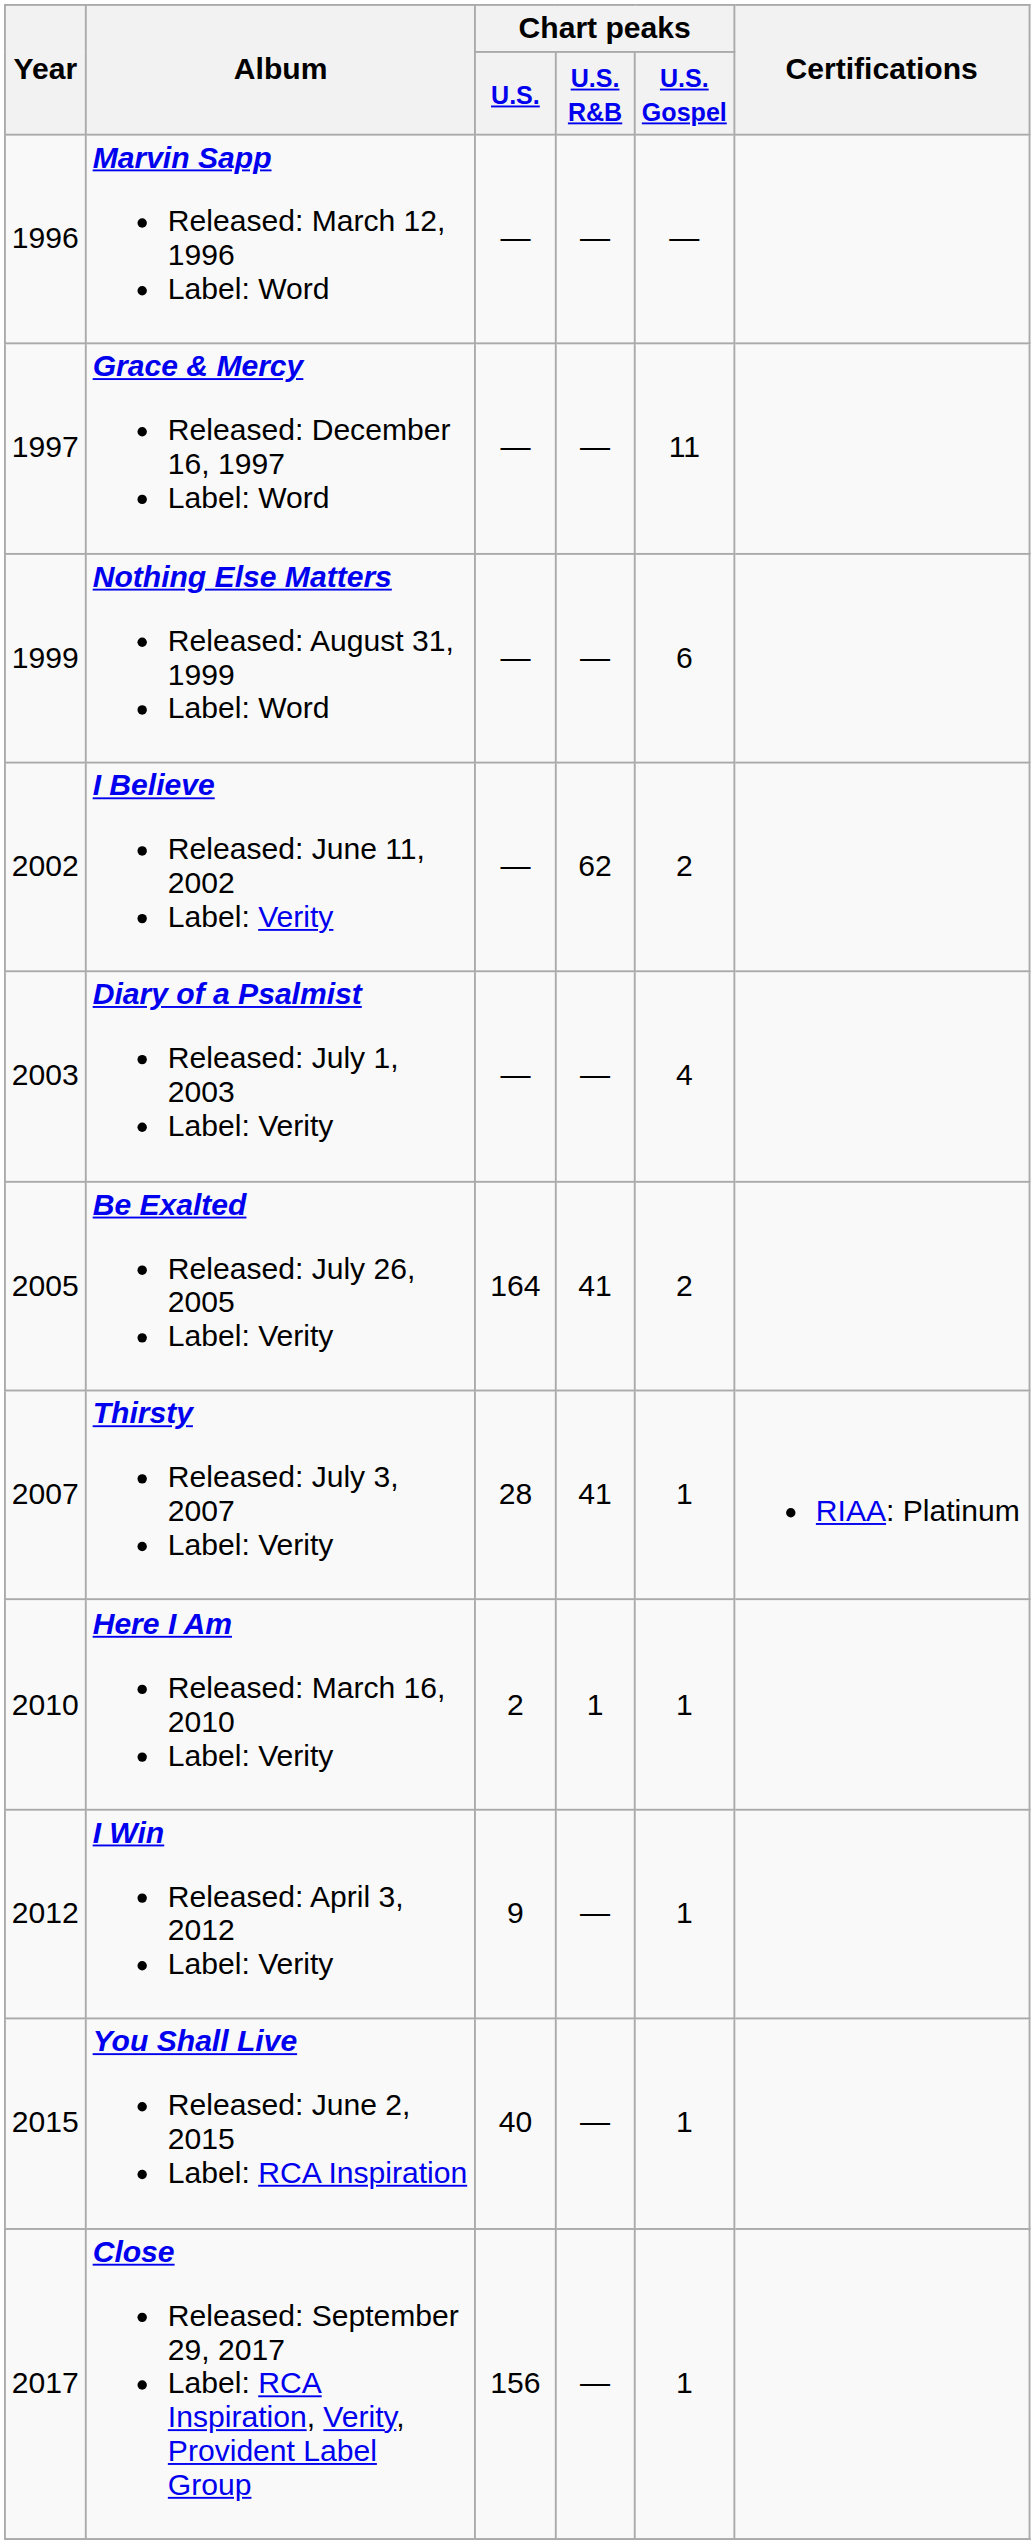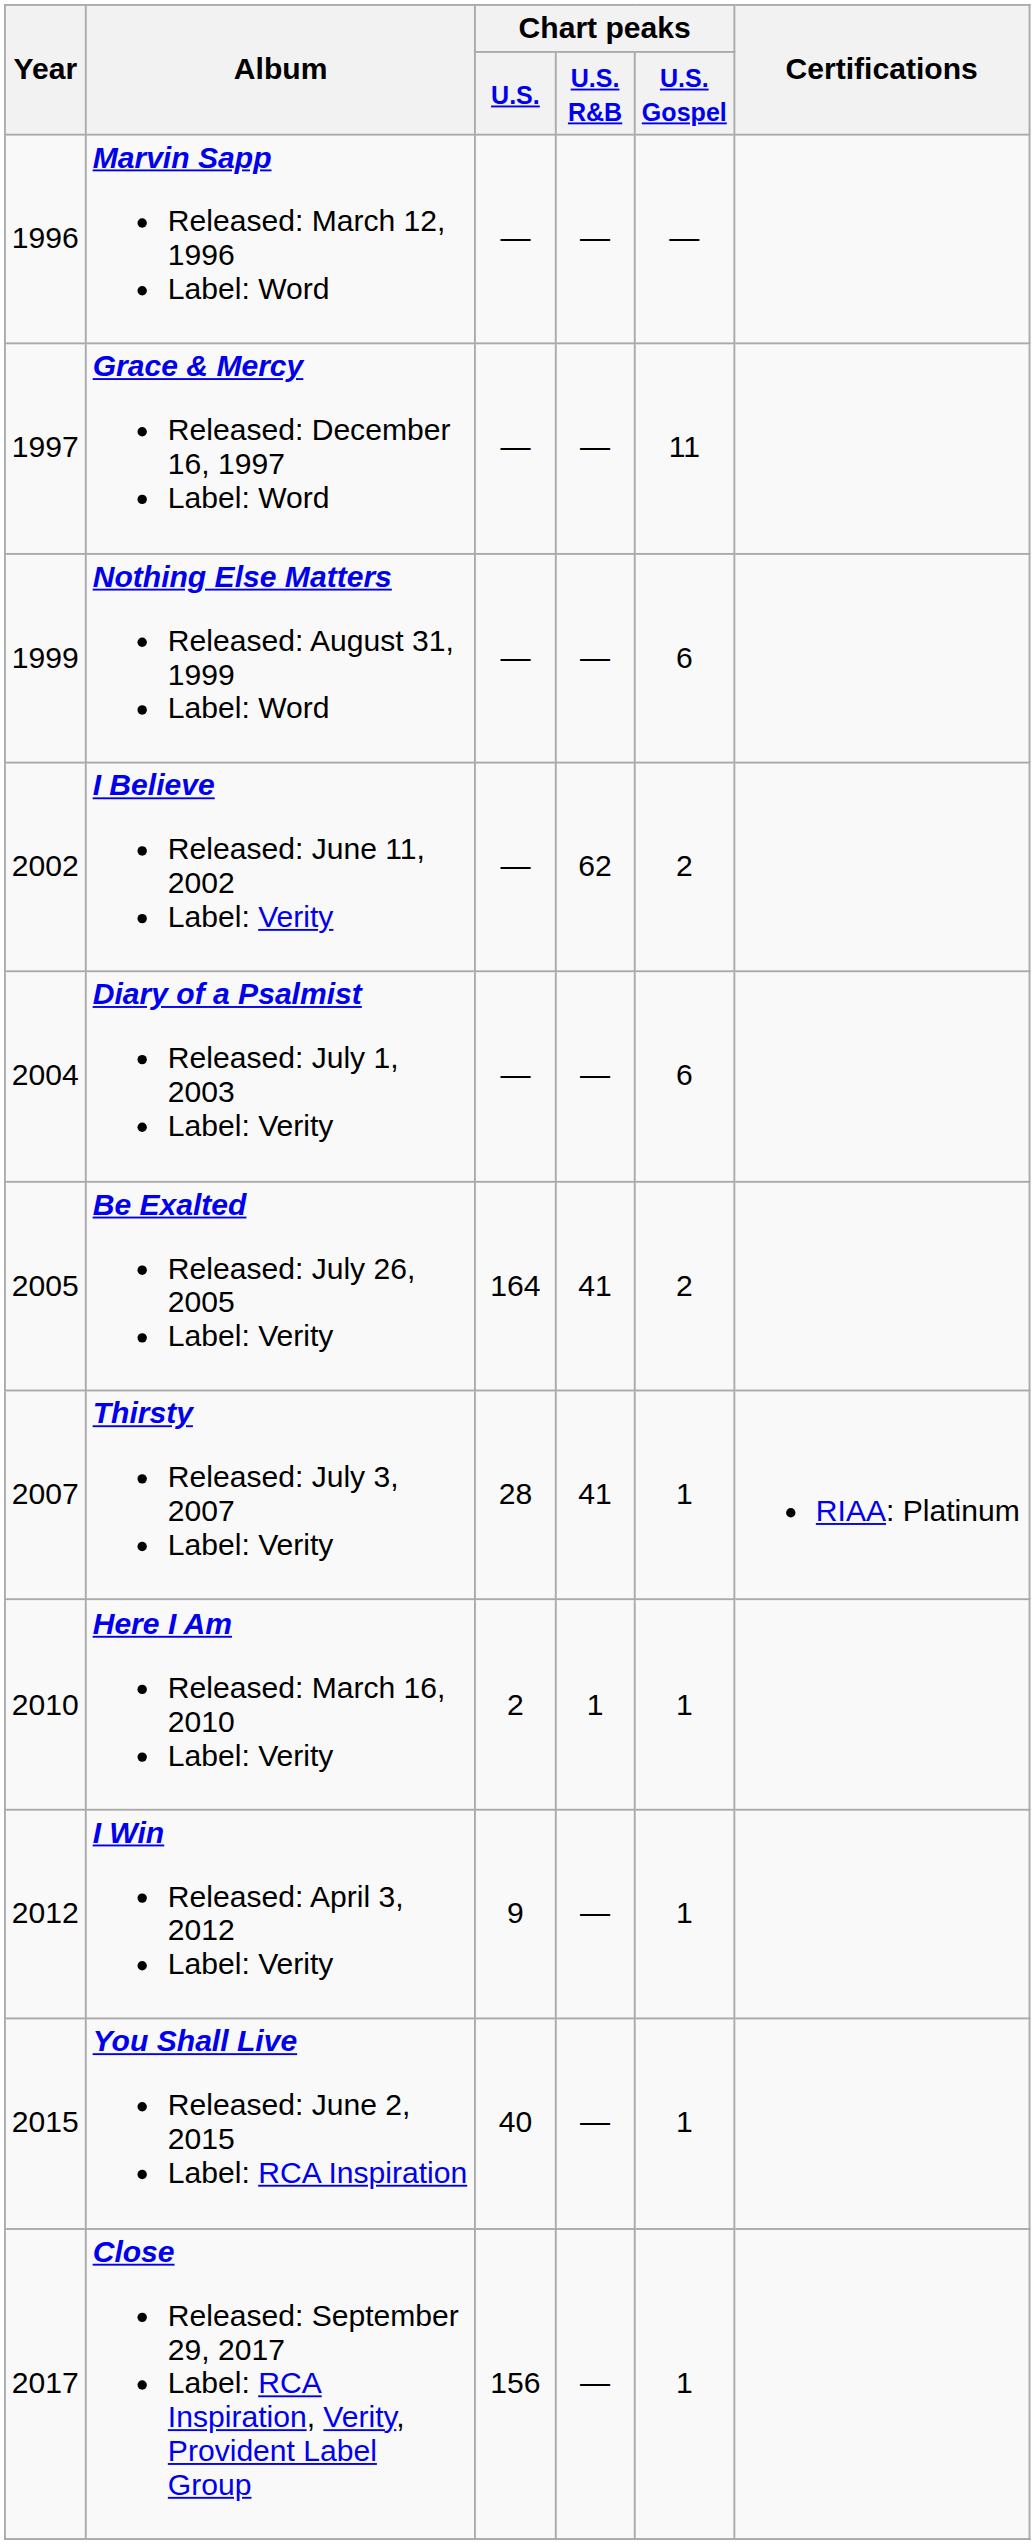(45, 1075) 2003 -> (45, 1075) 2004
(684, 1075) 4 -> (684, 1075) 6
